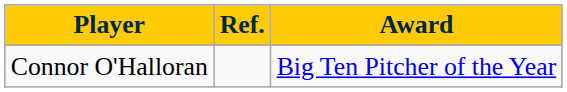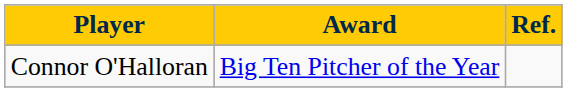columns swapped: (416, 24) <-> (242, 24)
